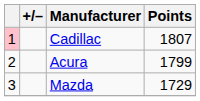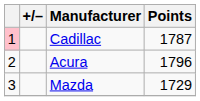(176, 39) 1807 -> (176, 39) 1787
(176, 62) 1799 -> (176, 62) 1796
